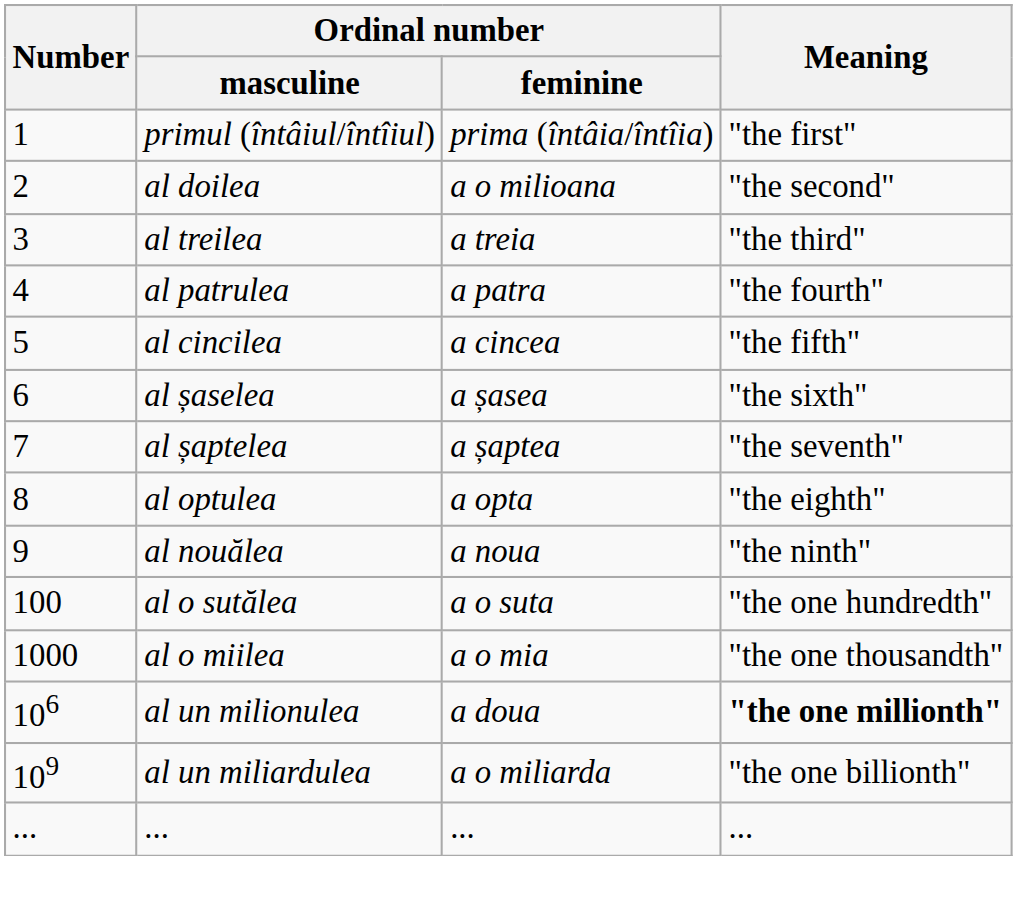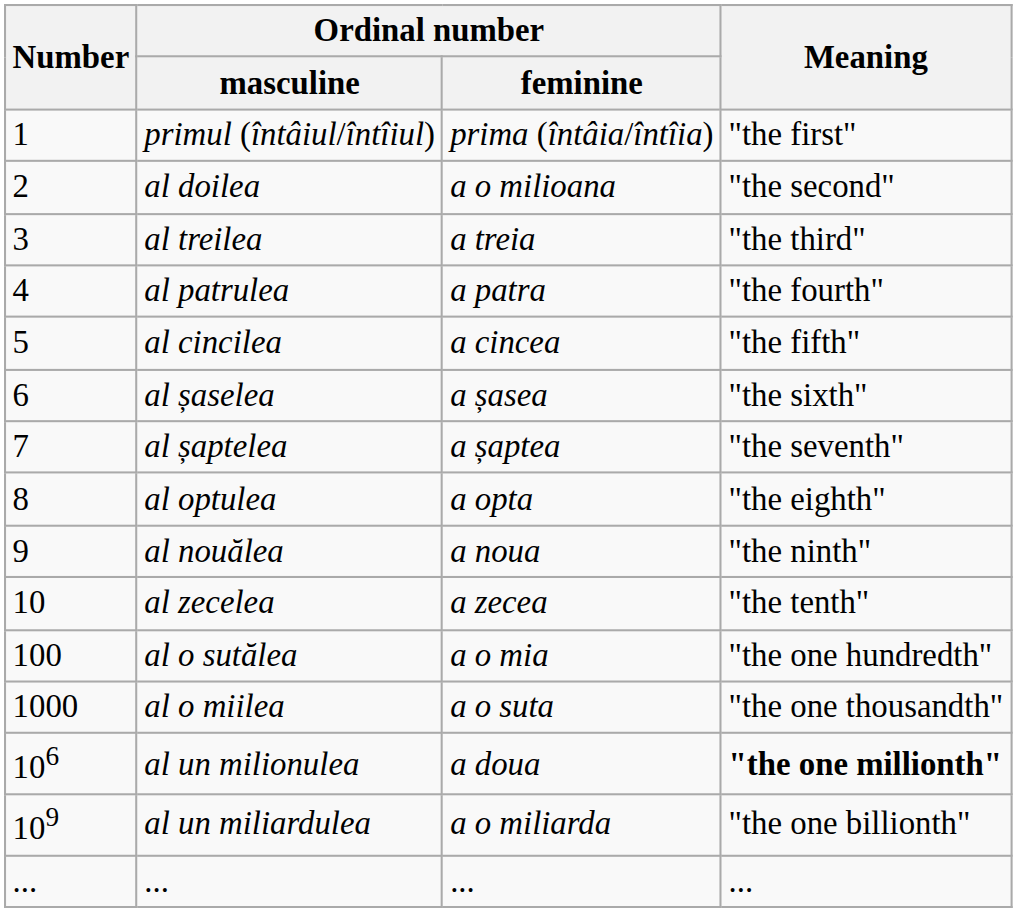+ row: (209, 602)
(502, 602) a o suta -> (499, 654) a o mia
(499, 654) a o mia -> (502, 706) a o suta
